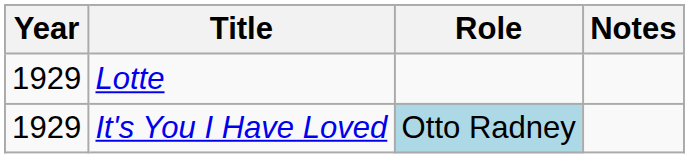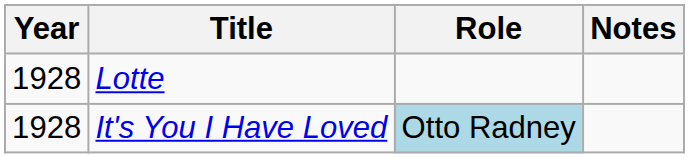(47, 78) 1929 -> (47, 78) 1928
(47, 127) 1929 -> (47, 127) 1928
